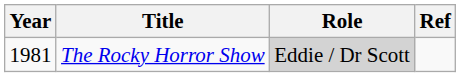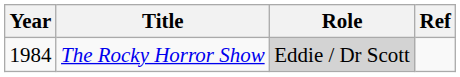(30, 54) 1981 -> (30, 54) 1984
